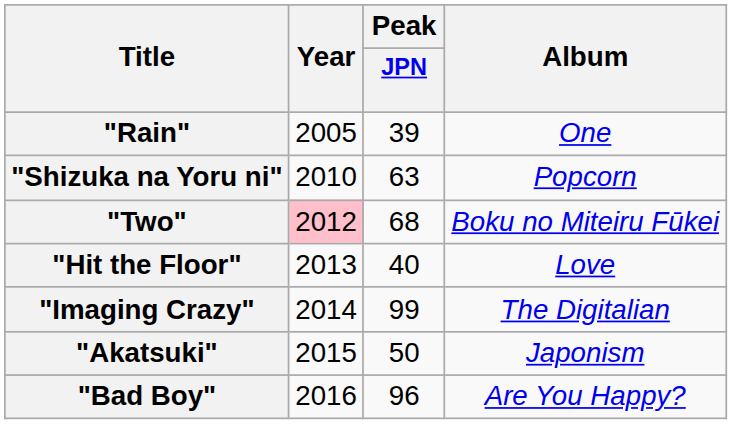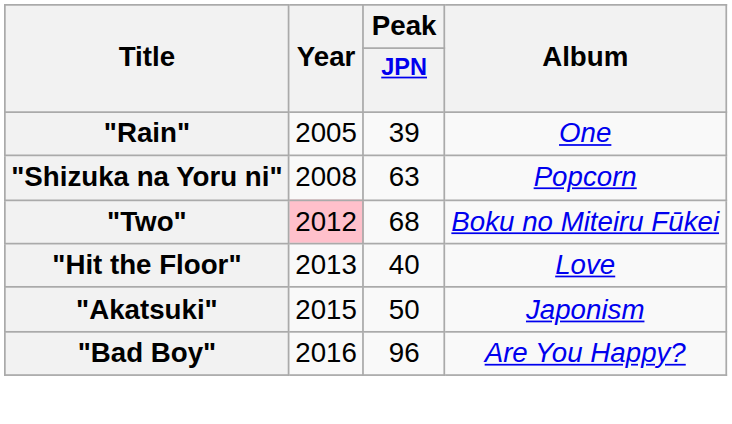(326, 177) 2010 -> (326, 177) 2008
- row: (147, 308)
